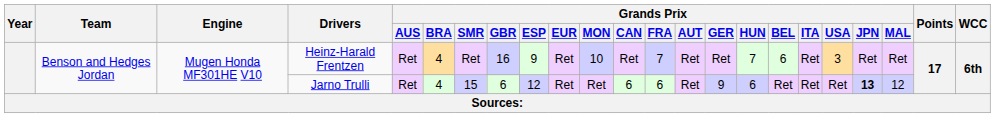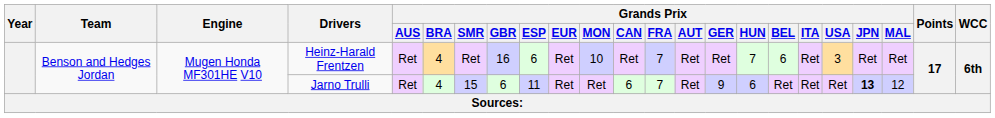(534, 59) 9 -> (534, 59) 6
(534, 85) 12 -> (534, 85) 11
(660, 85) 6 -> (660, 85) 7
